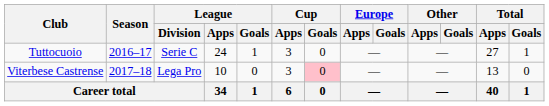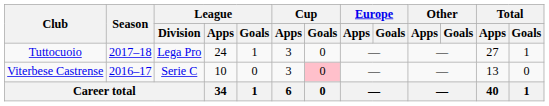(130, 52) 2016–17 -> (130, 52) 2017–18
(179, 52) Serie C -> (179, 52) Lega Pro
(130, 71) 2017–18 -> (130, 71) 2016–17
(179, 71) Lega Pro -> (179, 71) Serie C
